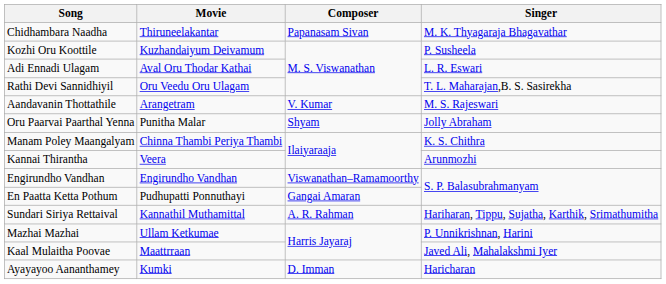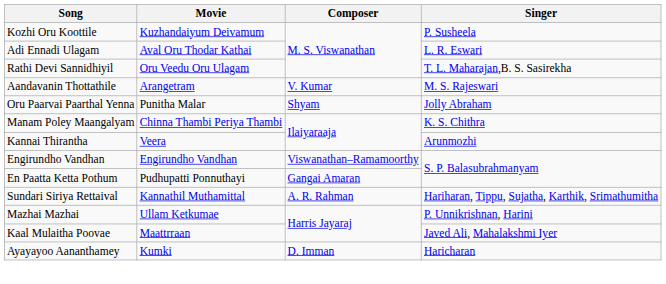- row: (57, 31)
